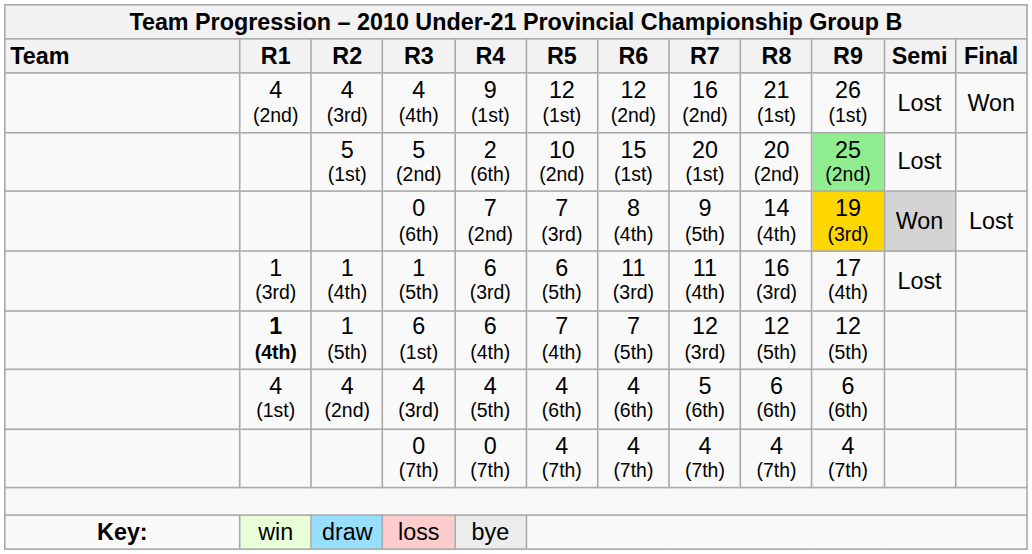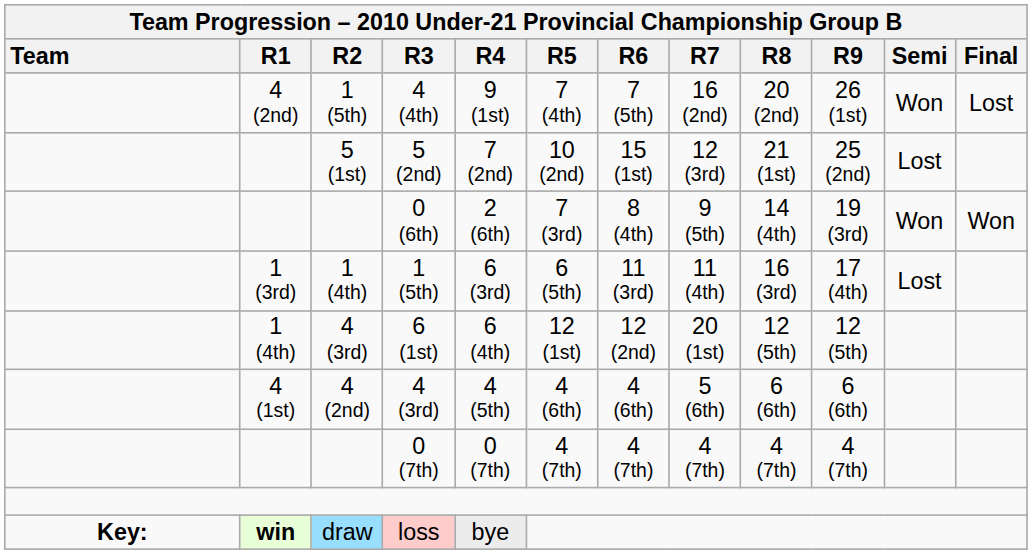(347, 102) 4 (3rd) -> (347, 102) 1 (5th)
(562, 102) 12 (1st) -> (562, 102) 7 (4th)
(633, 102) 12 (2nd) -> (633, 102) 7 (5th)
(776, 102) 21 (1st) -> (776, 102) 20 (2nd)
(920, 103) Lost -> (920, 103) Won
(991, 103) Won -> (991, 103) Lost
(490, 161) 2 (6th) -> (490, 161) 7 (2nd)
(705, 161) 20 (1st) -> (705, 161) 12 (3rd)
(776, 161) 20 (2nd) -> (776, 161) 21 (1st)
(848, 161) lightgreen background -> (848, 161) no background
(490, 221) 7 (2nd) -> (490, 221) 2 (6th)
(848, 221) gold background -> (848, 221) no background
(920, 221) lightgrey background -> (920, 221) no background
(991, 221) Lost -> (991, 221) Won
(276, 339) bold -> (276, 339) normal
(347, 339) 1 (5th) -> (347, 339) 4 (3rd)
(562, 339) 7 (4th) -> (562, 339) 12 (1st)
(633, 339) 7 (5th) -> (633, 339) 12 (2nd)
(705, 339) 12 (3rd) -> (705, 339) 20 (1st)
(276, 532) normal -> (276, 532) bold
